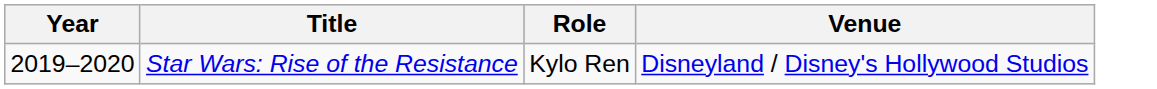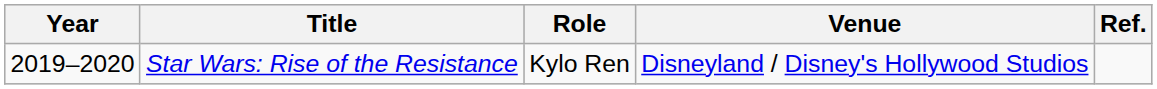+ column: (1123, 24)
